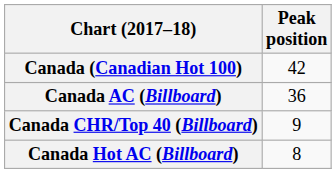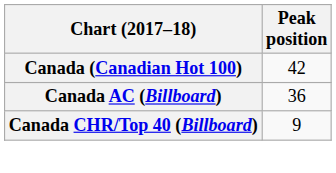- row: (133, 153)
